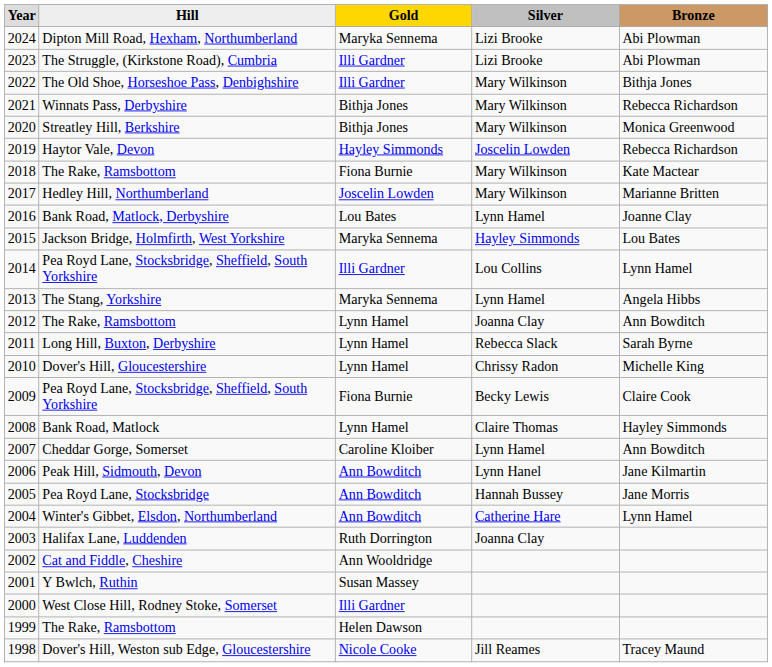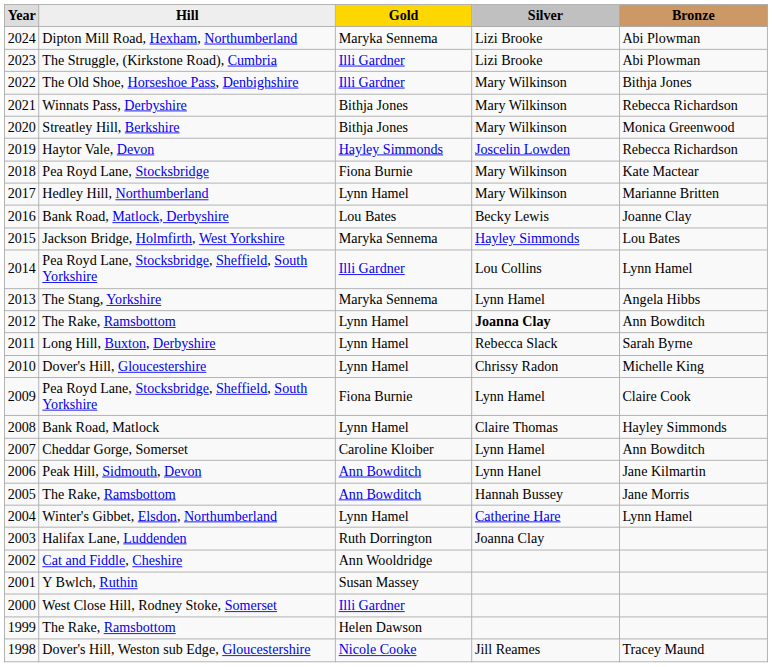(109, 171) The Rake, Ramsbottom -> (126, 171) Pea Royd Lane, Stocksbridge
(386, 194) Joscelin Lowden -> (374, 194) Lynn Hamel
(510, 216) Lynn Hamel -> (512, 216) Becky Lewis
(510, 321) normal -> (513, 321) bold
(512, 396) Becky Lewis -> (510, 396) Lynn Hamel
(126, 493) Pea Royd Lane, Stocksbridge -> (109, 493) The Rake, Ramsbottom
(380, 516) Ann Bowditch -> (374, 516) Lynn Hamel
